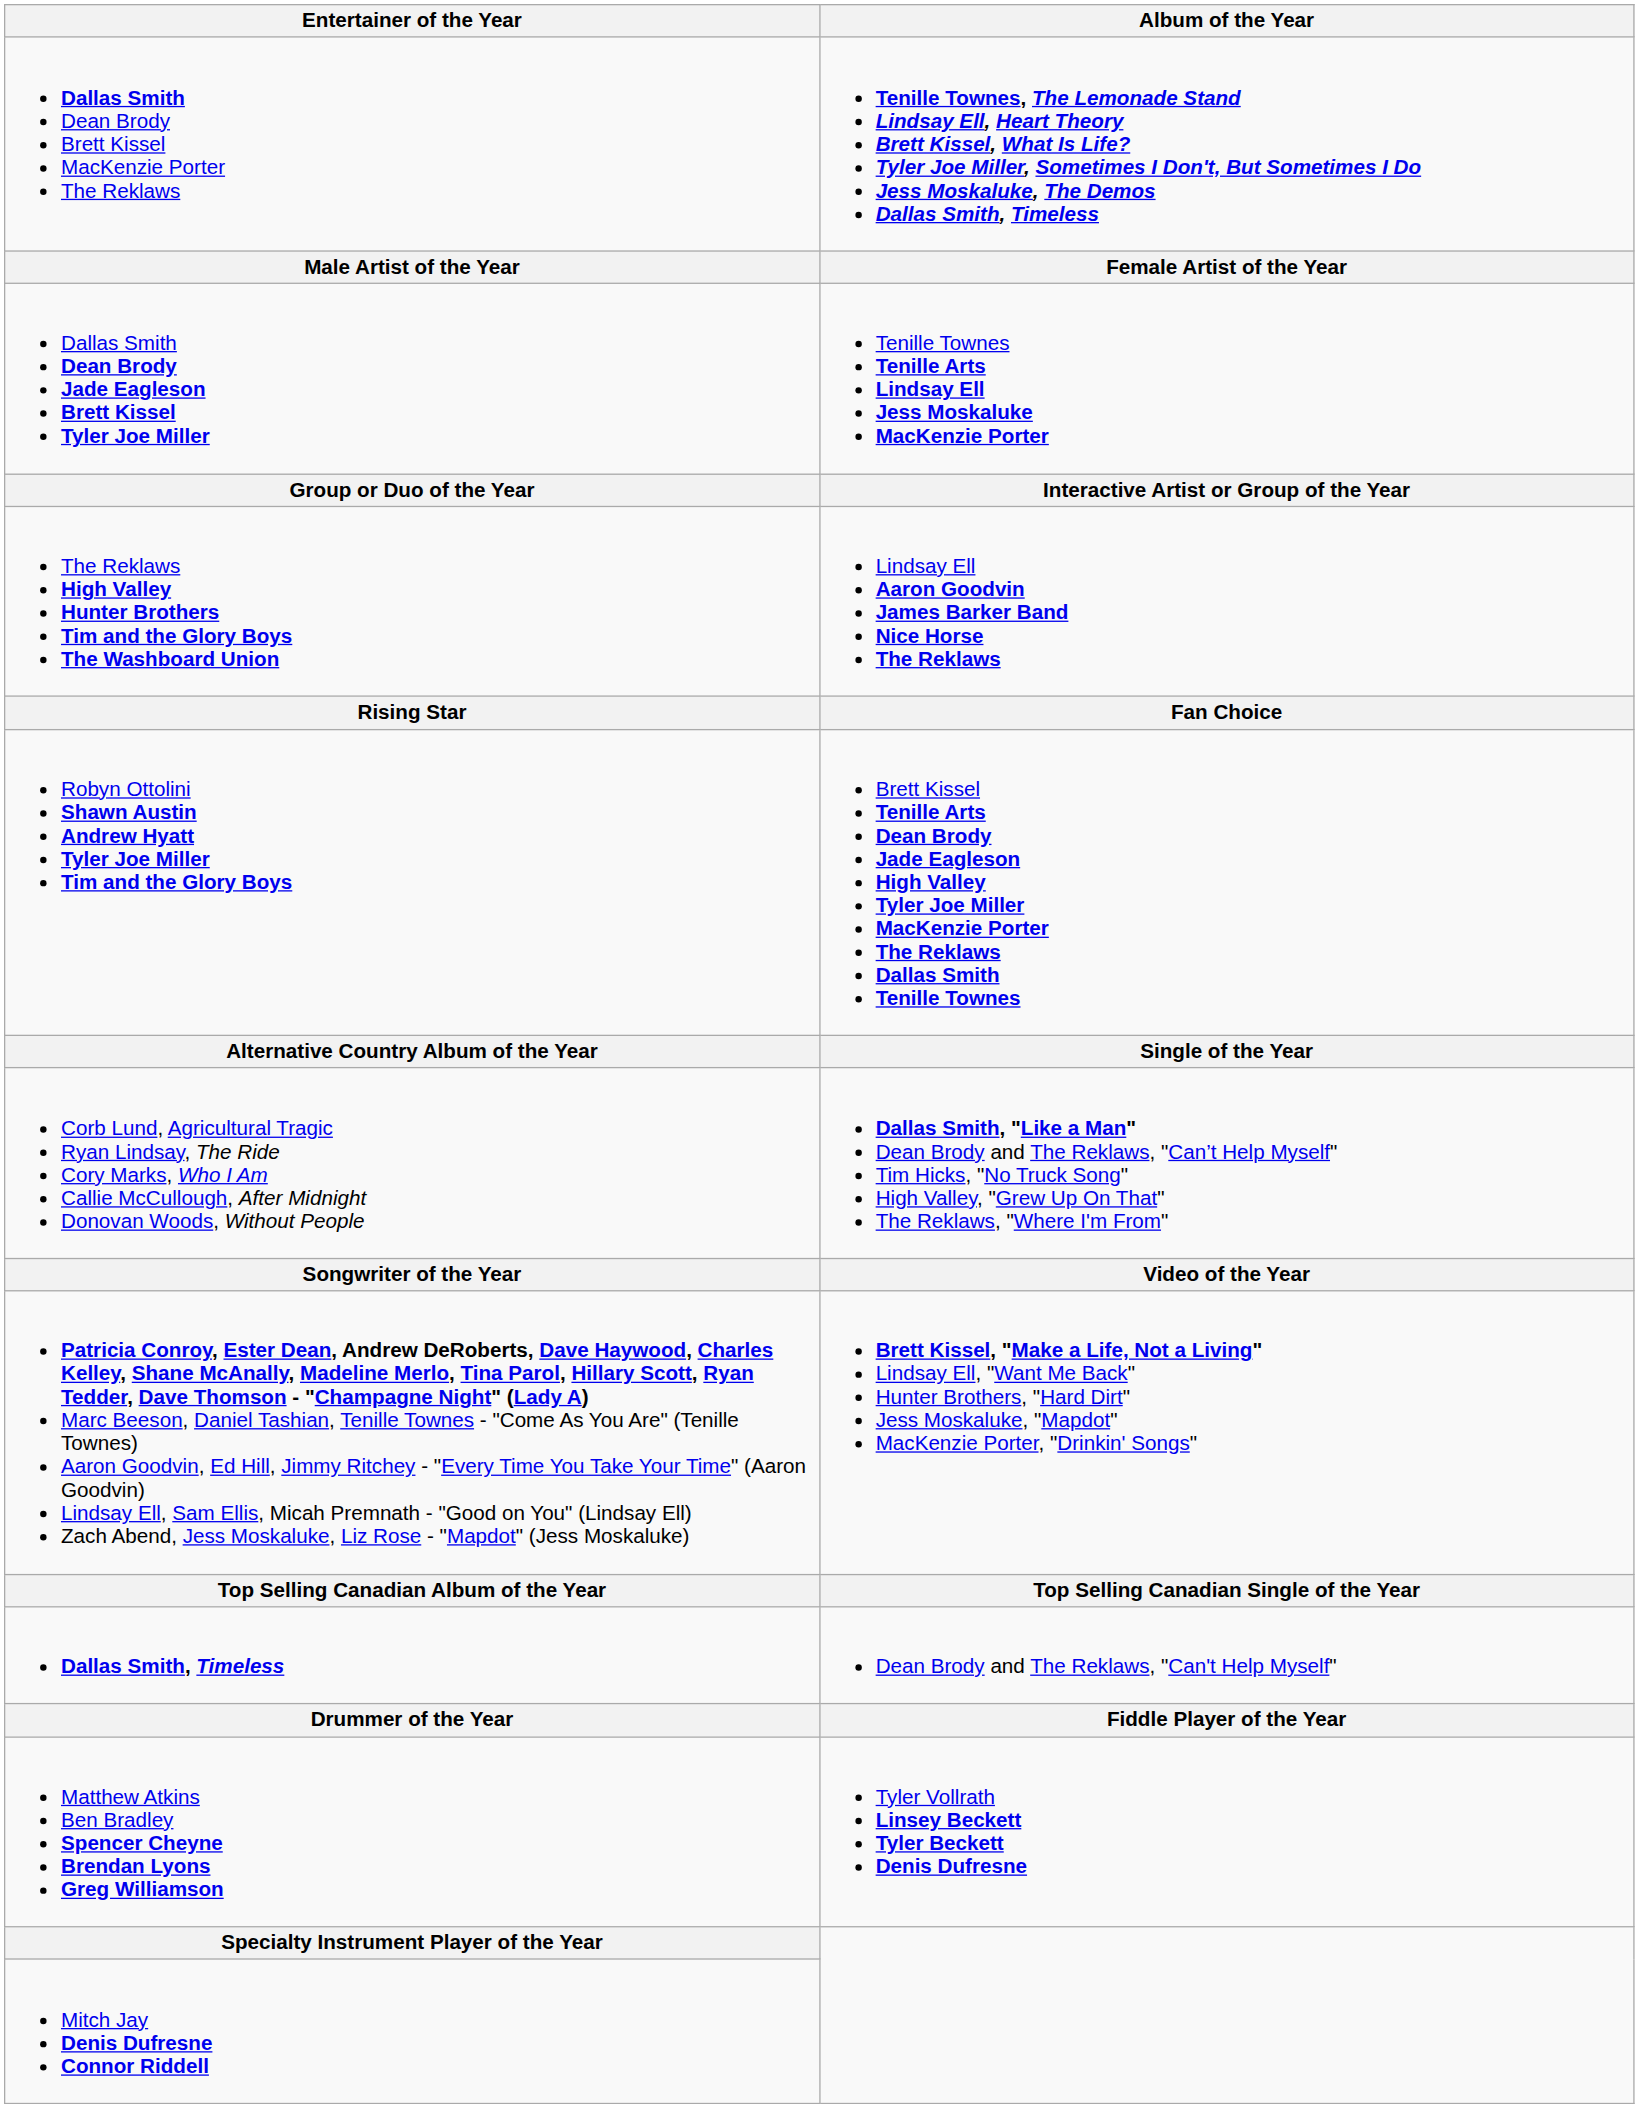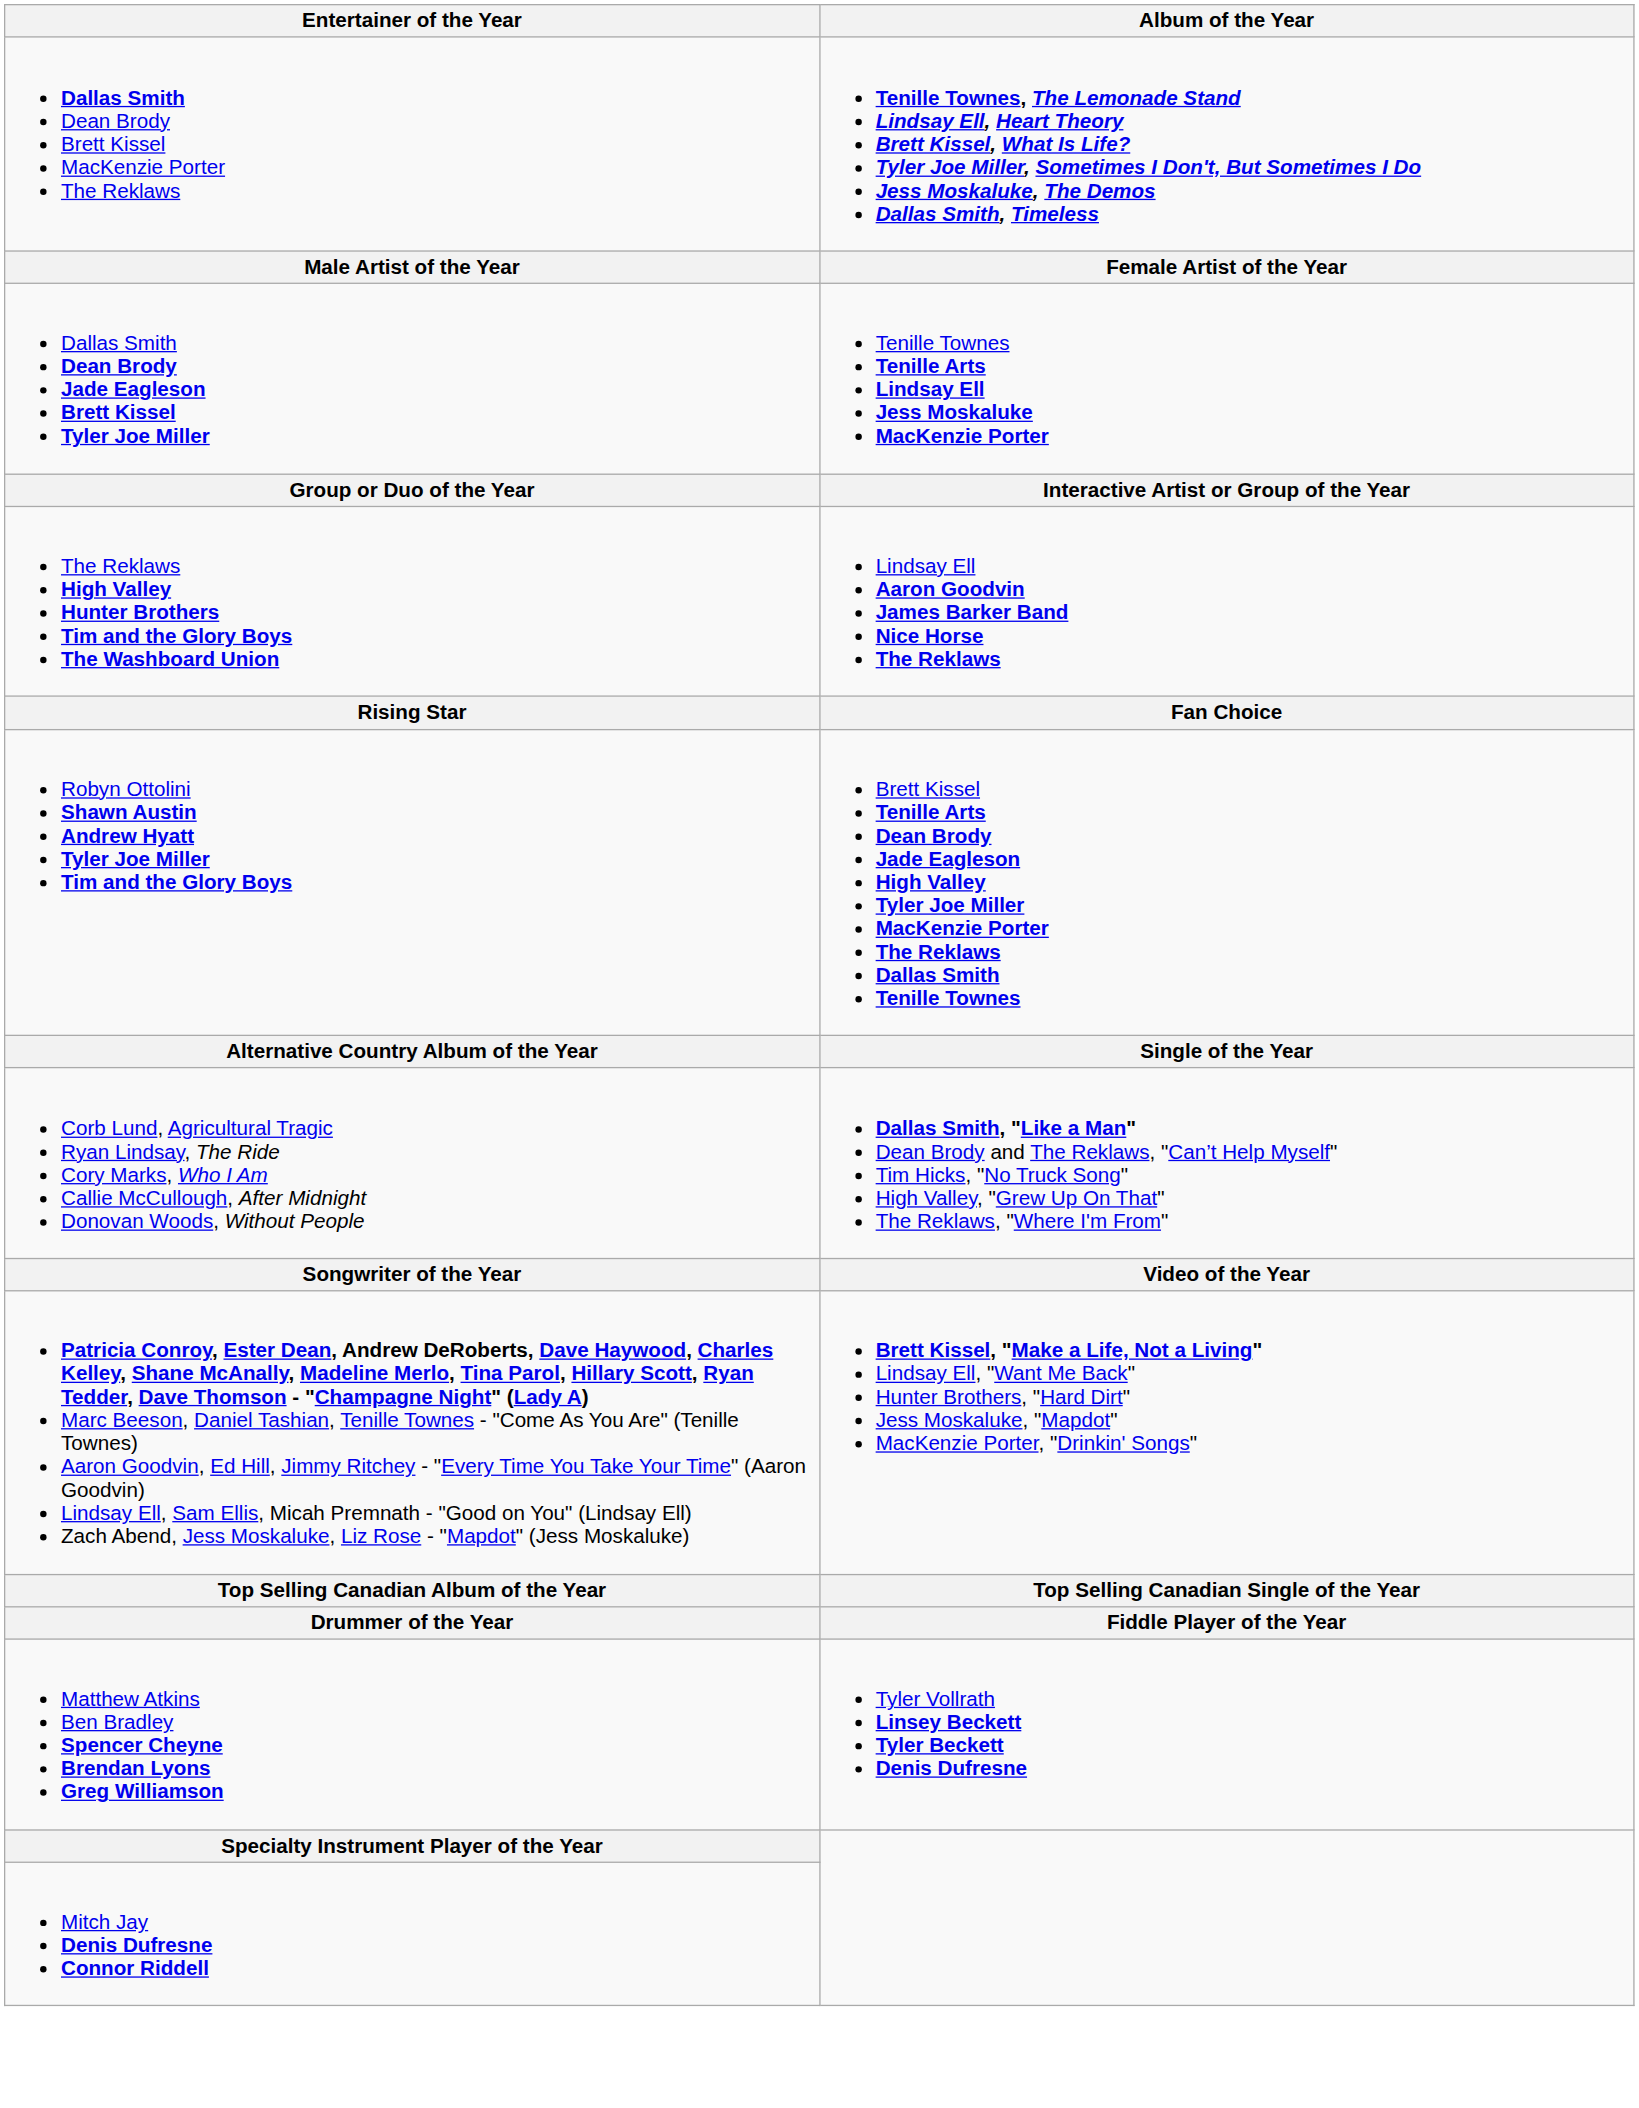- row: (412, 1667)
